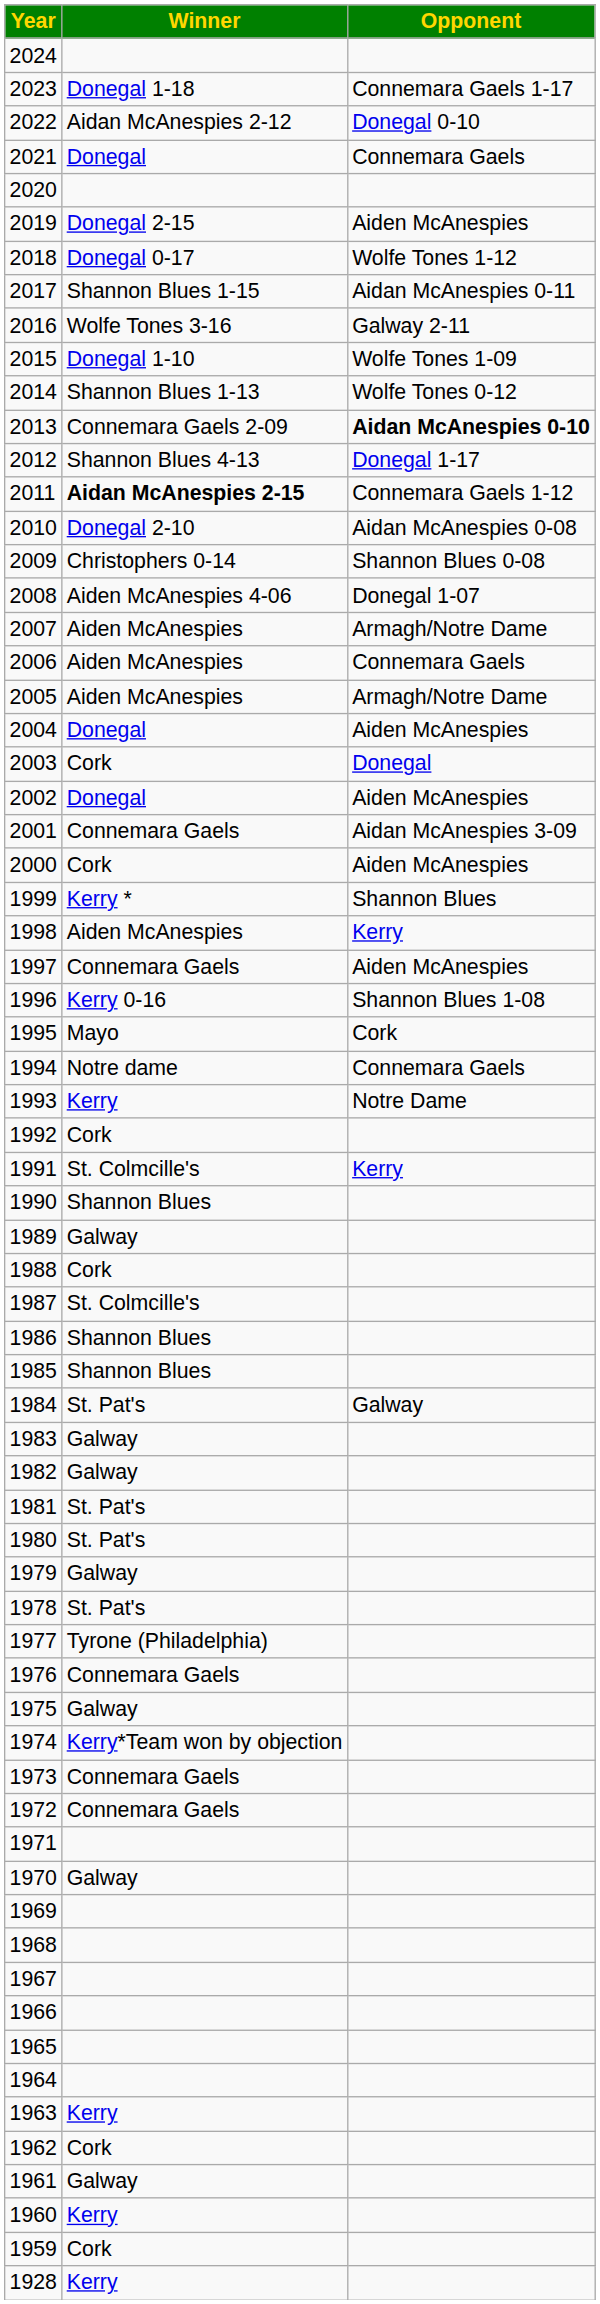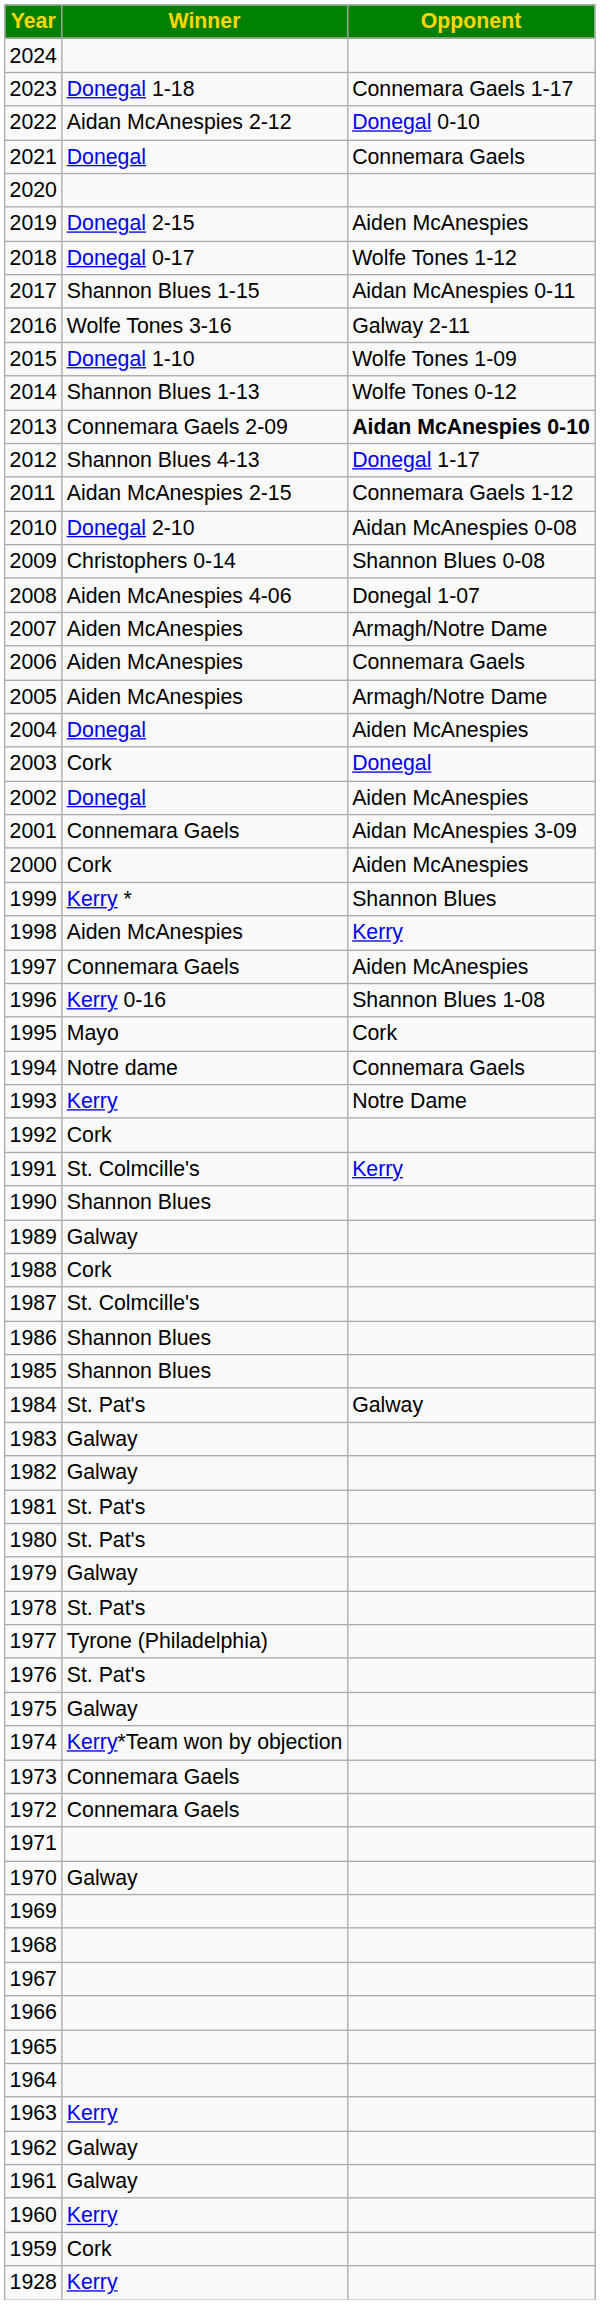(186, 493) bold -> (179, 493) normal
(153, 1675) Connemara Gaels -> (106, 1675) St. Pat's
(89, 2147) Cork -> (102, 2147) Galway
